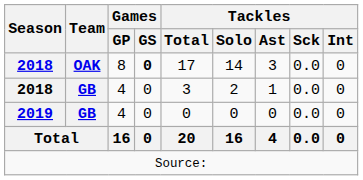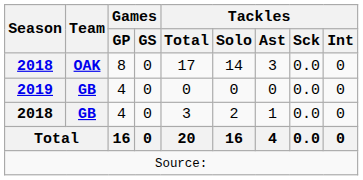(148, 65) bold -> (148, 65) normal
rows swapped: (35, 90) <-> (35, 114)
